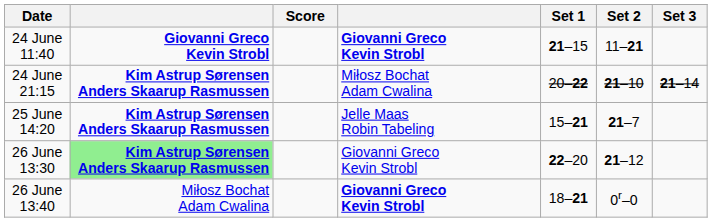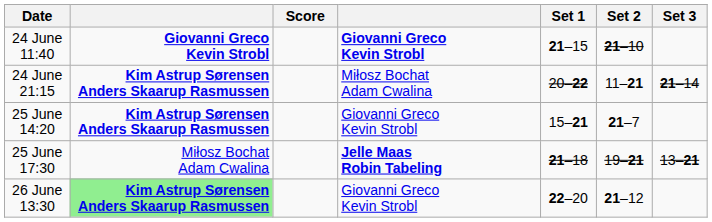(624, 46) 11–21 -> (624, 46) 21–10
(624, 84) 21–10 -> (624, 84) 11–21
(388, 122) Jelle Maas Robin Tabeling -> (390, 122) Giovanni Greco Kevin Strobl
+ row: (37, 160)
- row: (37, 198)
